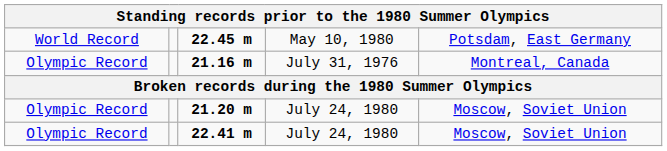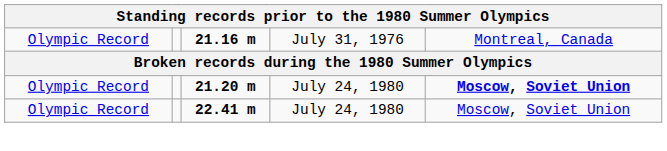- row: (222, 40)
(540, 110) normal -> (544, 87) bold
